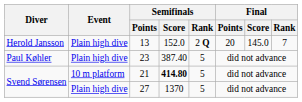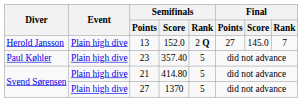(230, 43) 20 -> (230, 43) 27
(174, 58) 387.40 -> (174, 58) 357.40
(98, 74) 10 m platform -> (99, 74) Plain high dive
(174, 74) bold -> (174, 74) normal
